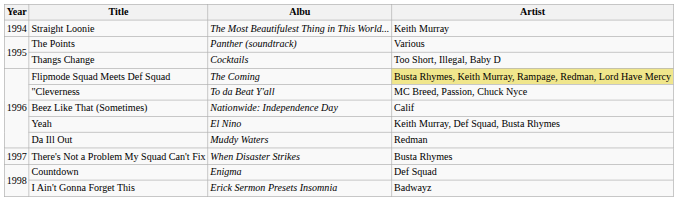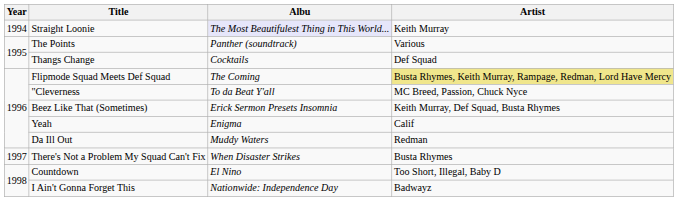(300, 28) no background -> (300, 28) lavender background
(447, 60) Too Short, Illegal, Baby D -> (415, 60) Def Squad
(274, 108) Nationwide: Independence Day -> (274, 108) Erick Sermon Presets Insomnia
(404, 108) Calif -> (477, 108) Keith Murray, Def Squad, Busta Rhymes
(226, 124) El Nino -> (226, 124) Enigma
(477, 124) Keith Murray, Def Squad, Busta Rhymes -> (404, 124) Calif
(226, 172) Enigma -> (226, 172) El Nino
(415, 172) Def Squad -> (447, 172) Too Short, Illegal, Baby D
(274, 188) Erick Sermon Presets Insomnia -> (274, 188) Nationwide: Independence Day
